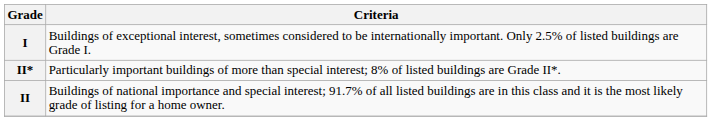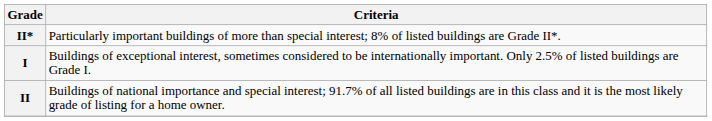rows swapped: (25, 42) <-> (25, 70)
